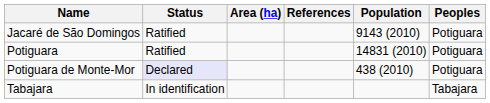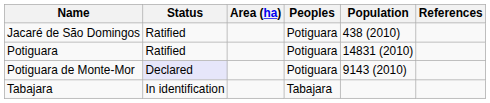columns swapped: (457, 13) <-> (319, 13)
(388, 32) 9143 (2010) -> (372, 32) 438 (2010)
(385, 70) 438 (2010) -> (375, 70) 9143 (2010)
